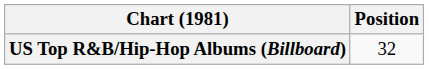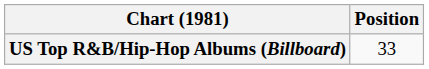(387, 49) 32 -> (387, 49) 33
